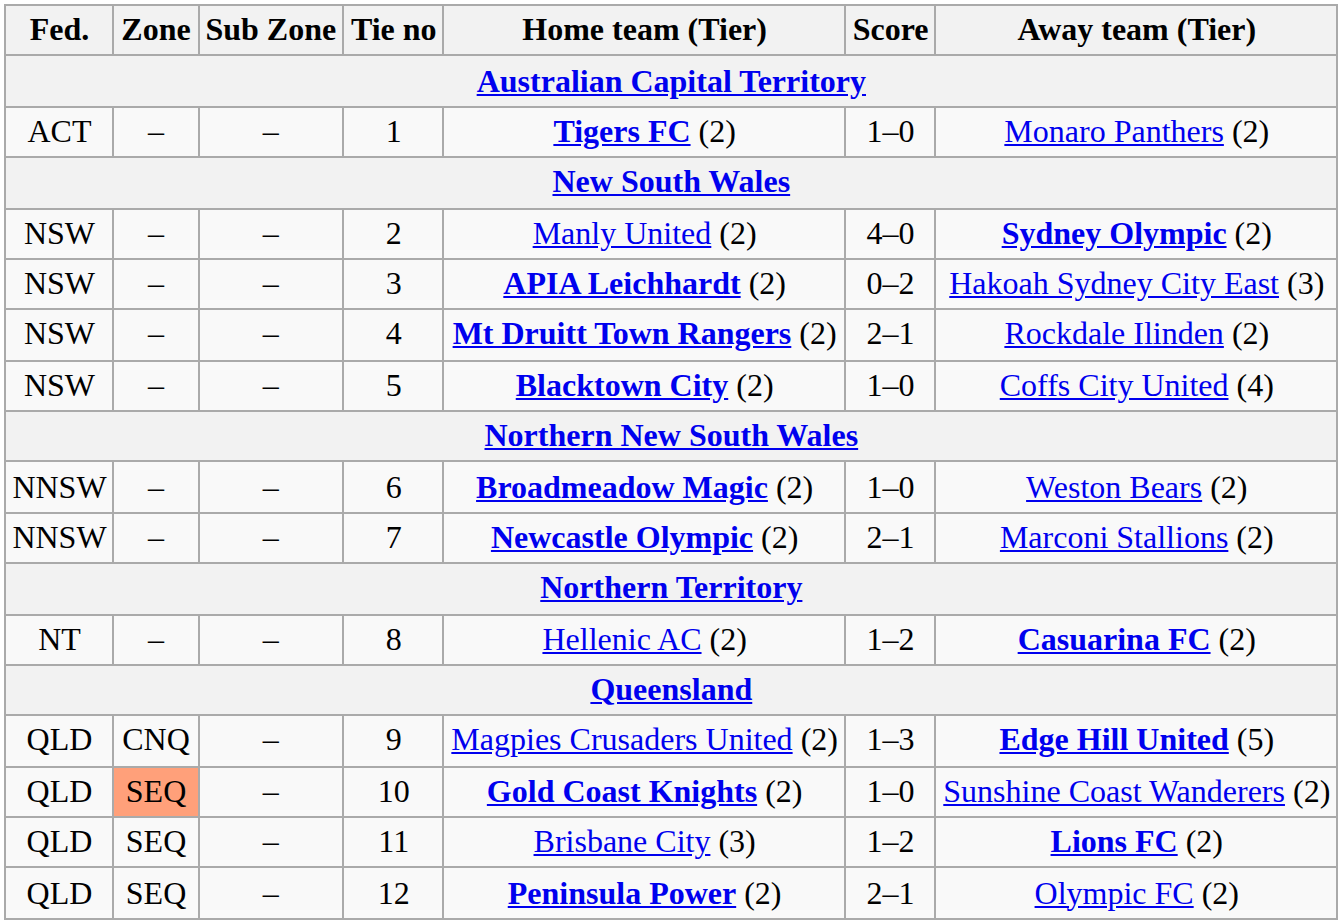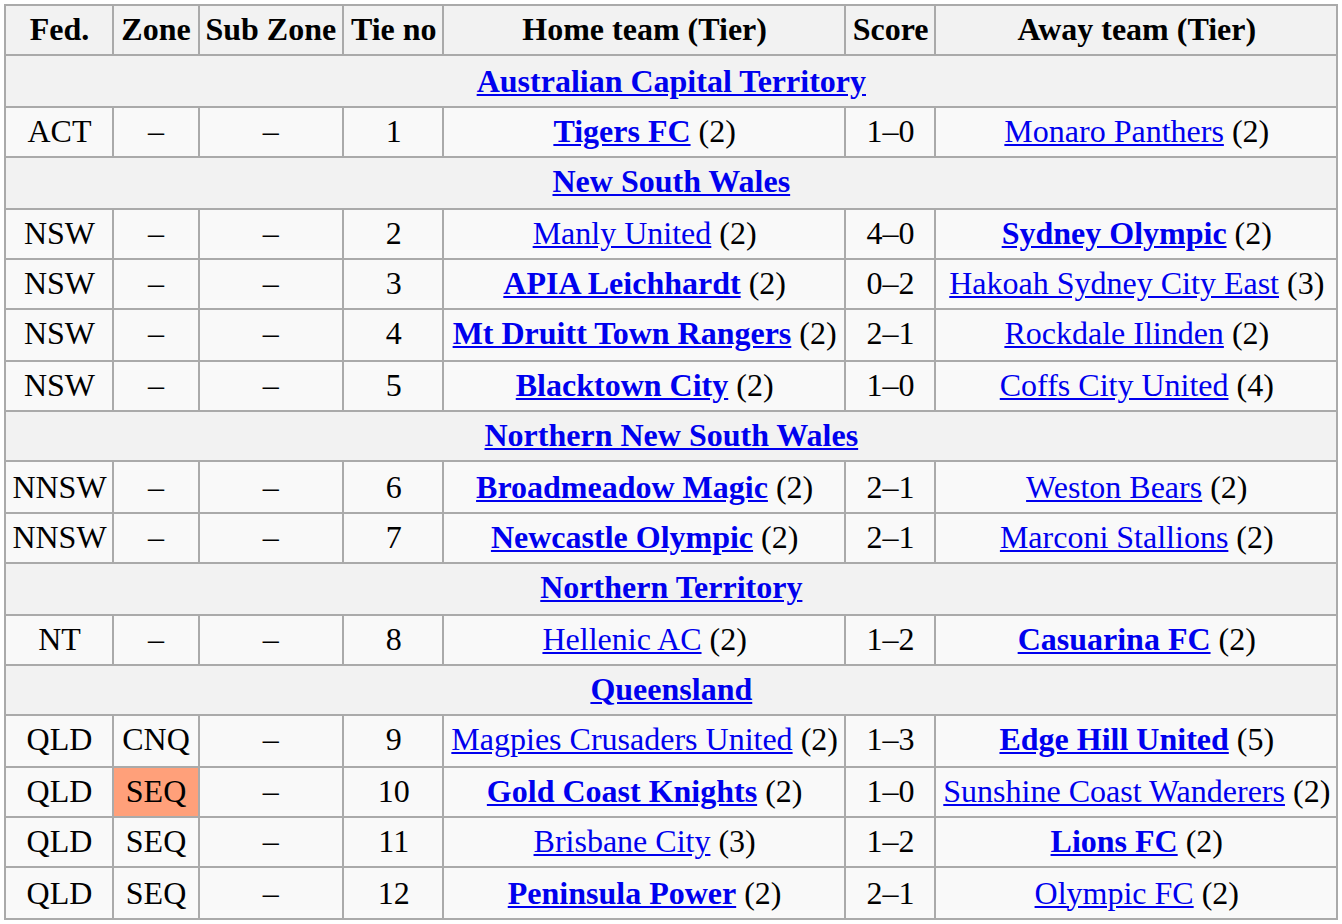(891, 486) 1–0 -> (891, 486) 2–1
